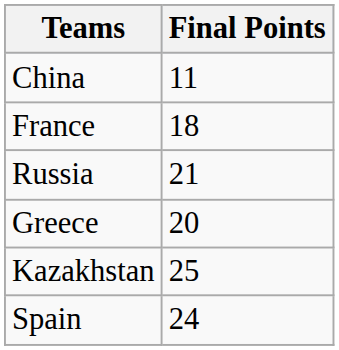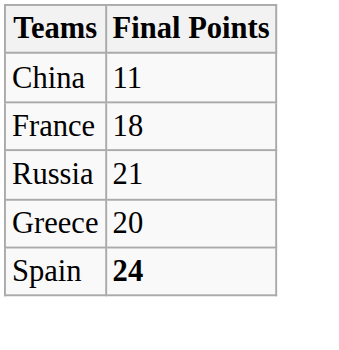- row: (83, 271)
(184, 319) normal -> (128, 271) bold
